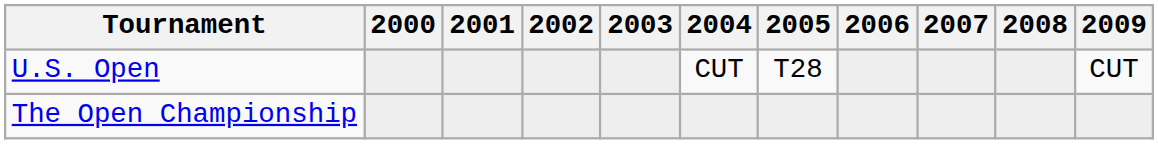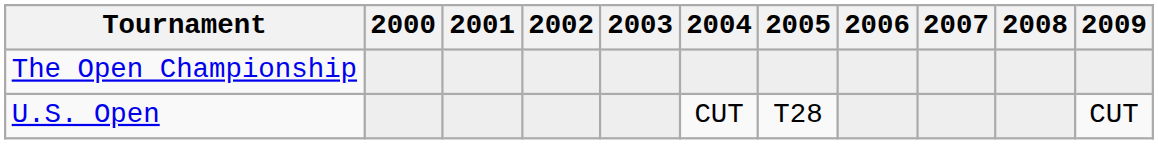rows swapped: (86, 72) <-> (184, 116)
